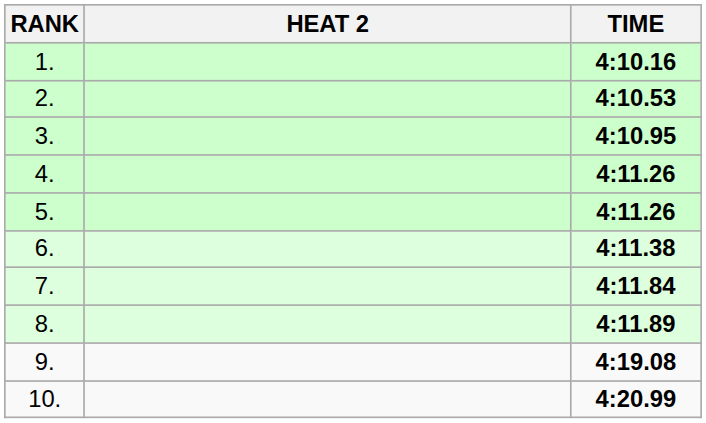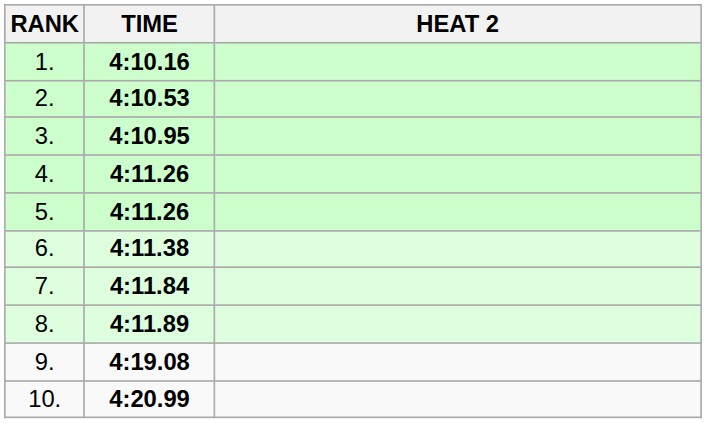columns swapped: (328, 24) <-> (636, 24)
